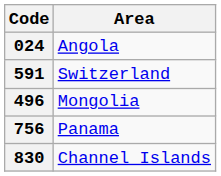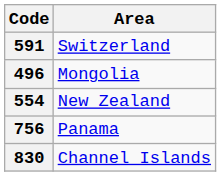- row: (29, 46)
+ row: (29, 102)
